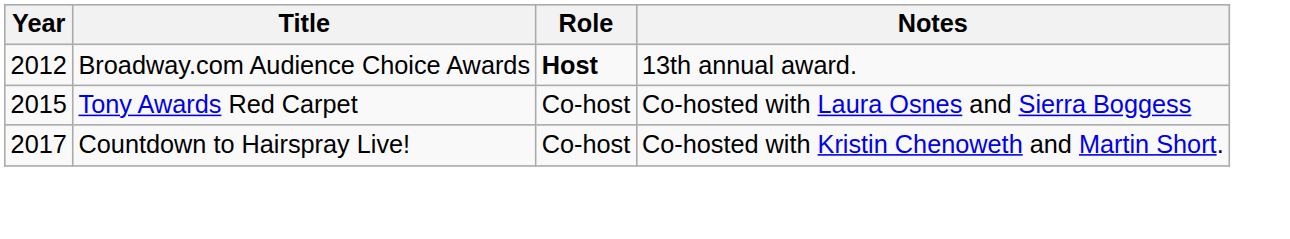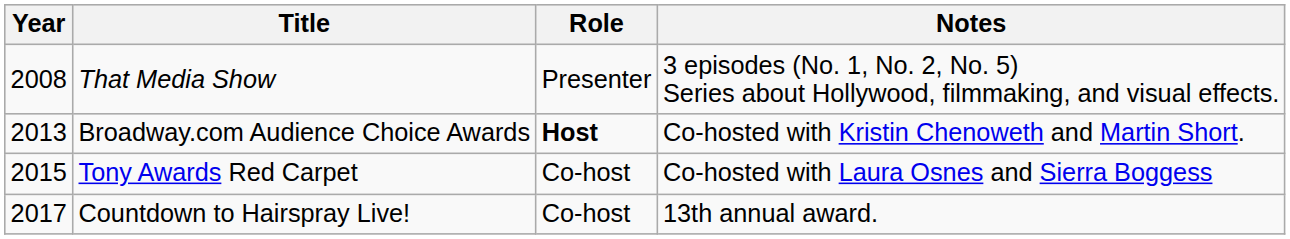+ row: (177, 78)
(39, 64) 2012 -> (39, 133) 2013
(749, 64) 13th annual award. -> (954, 133) Co-hosted with Kristin Chenoweth and Martin Short.
(933, 144) Co-hosted with Kristin Chenoweth and Martin Short. -> (771, 213) 13th annual award.
